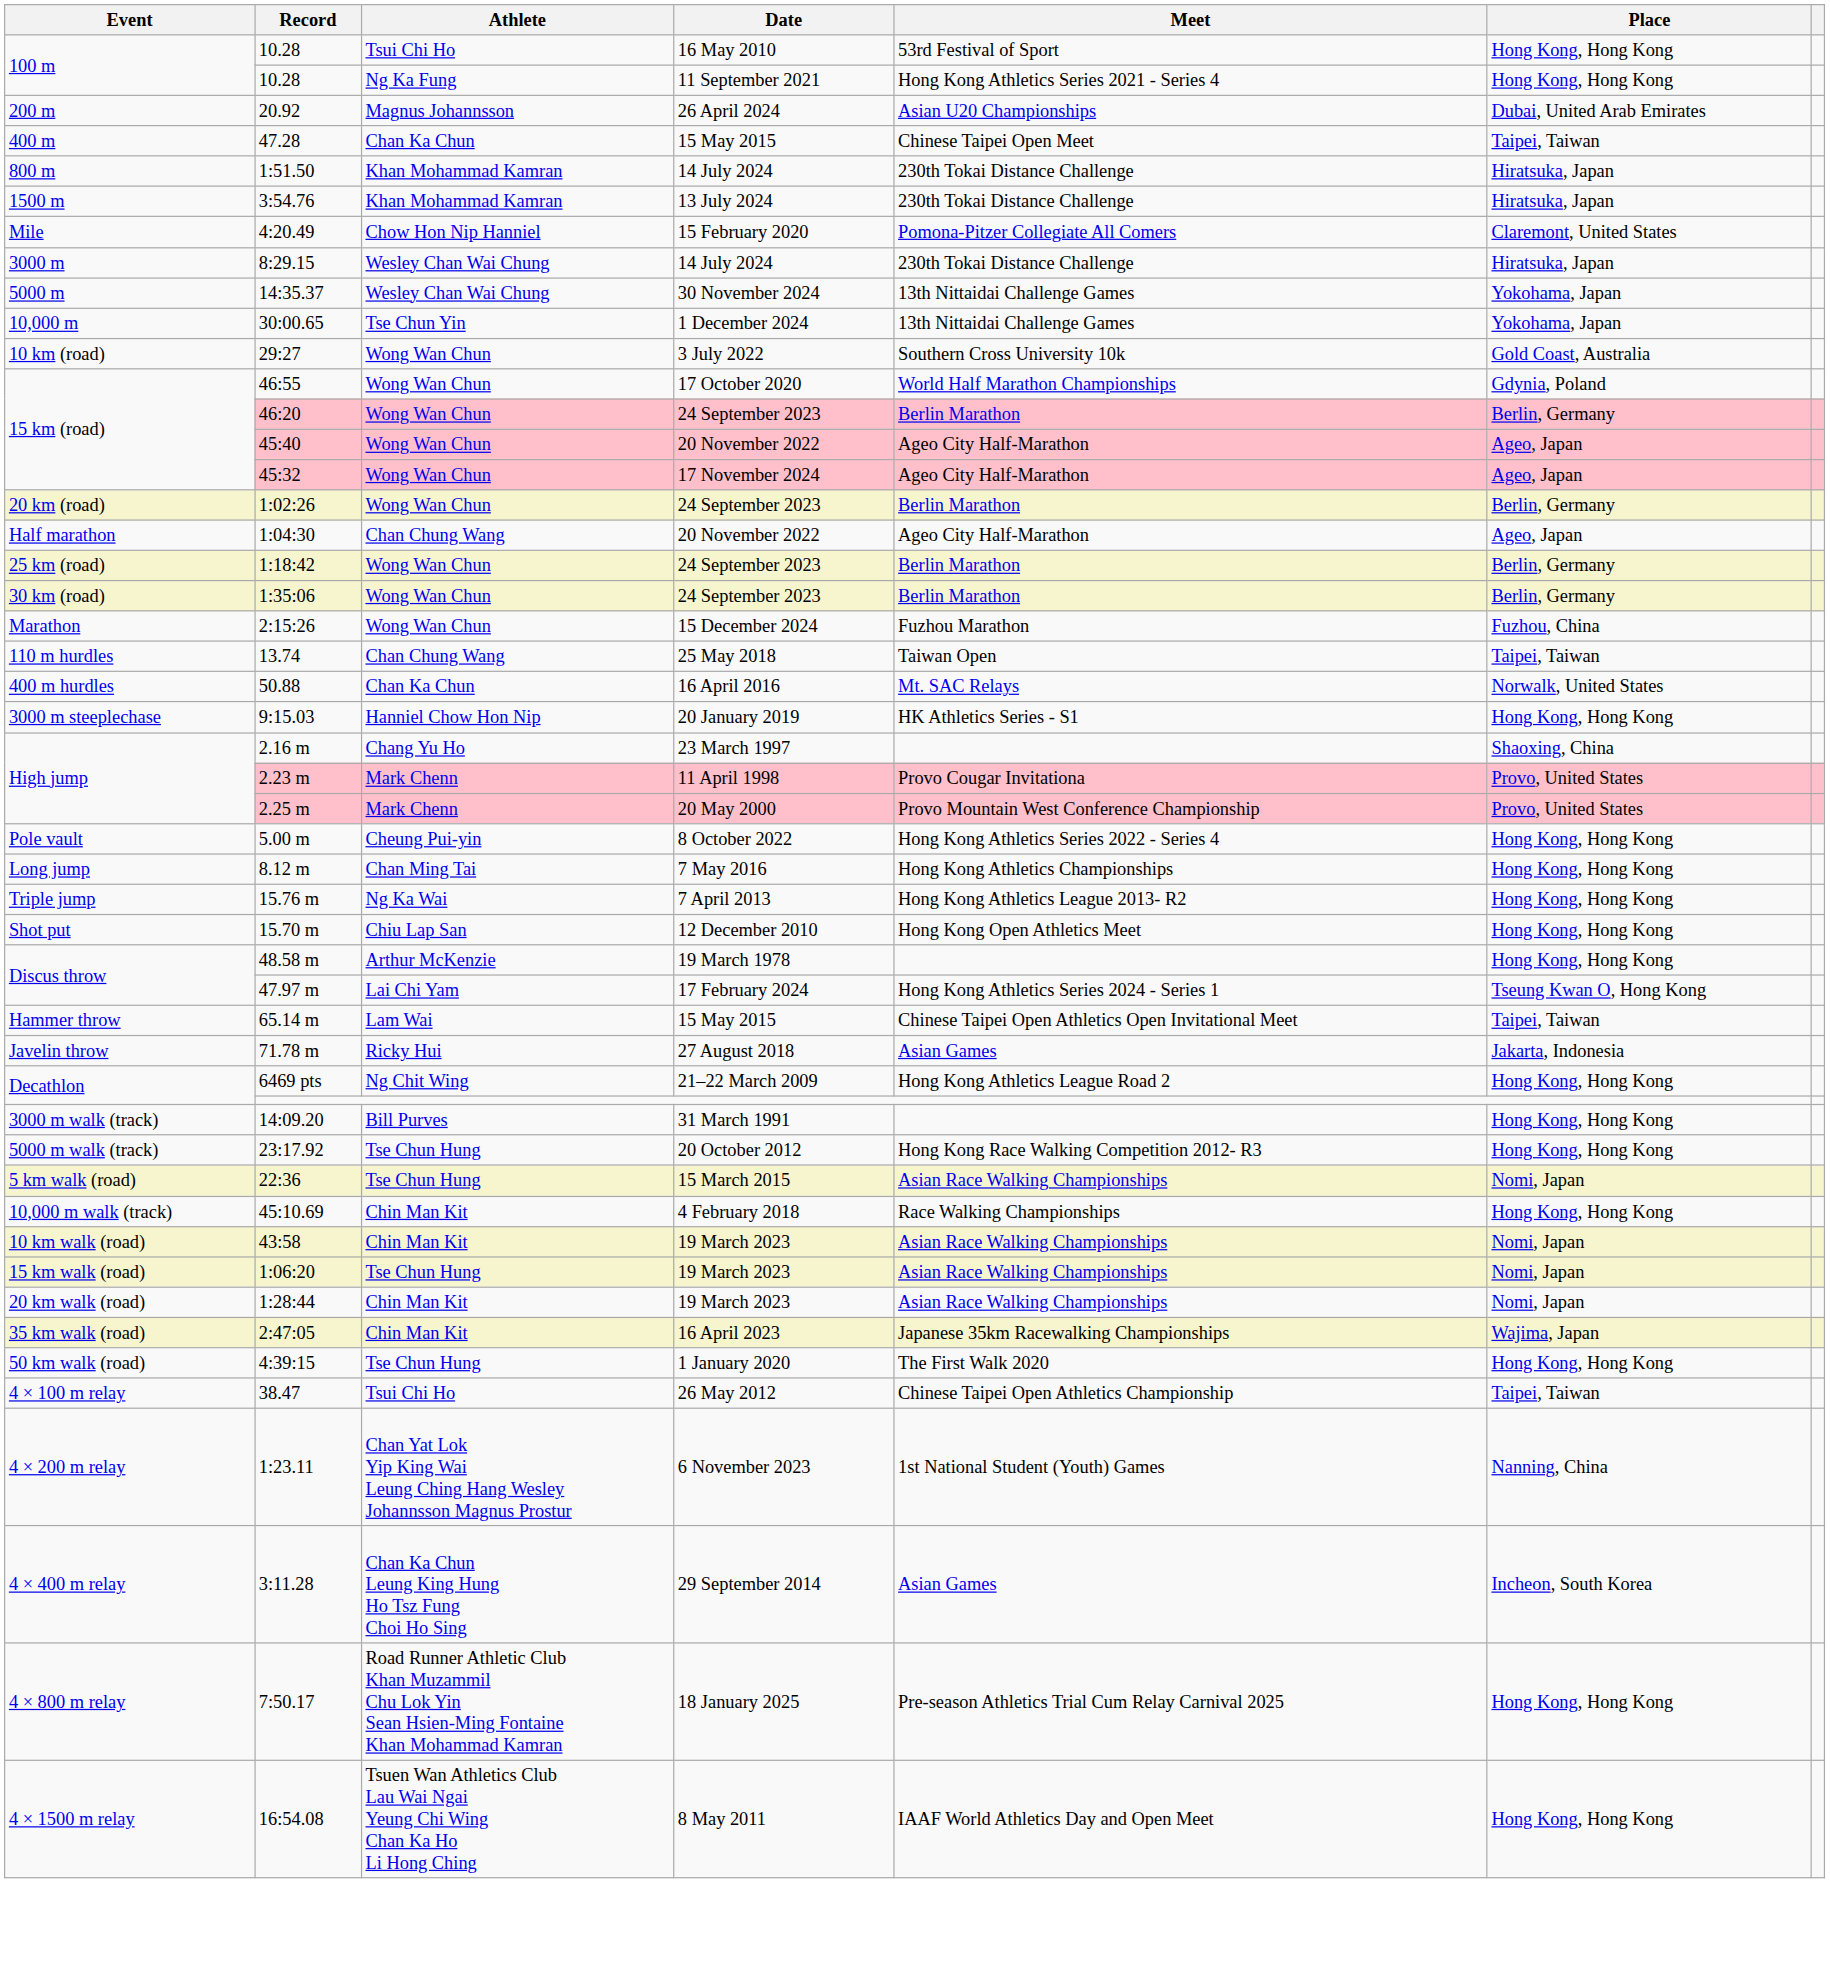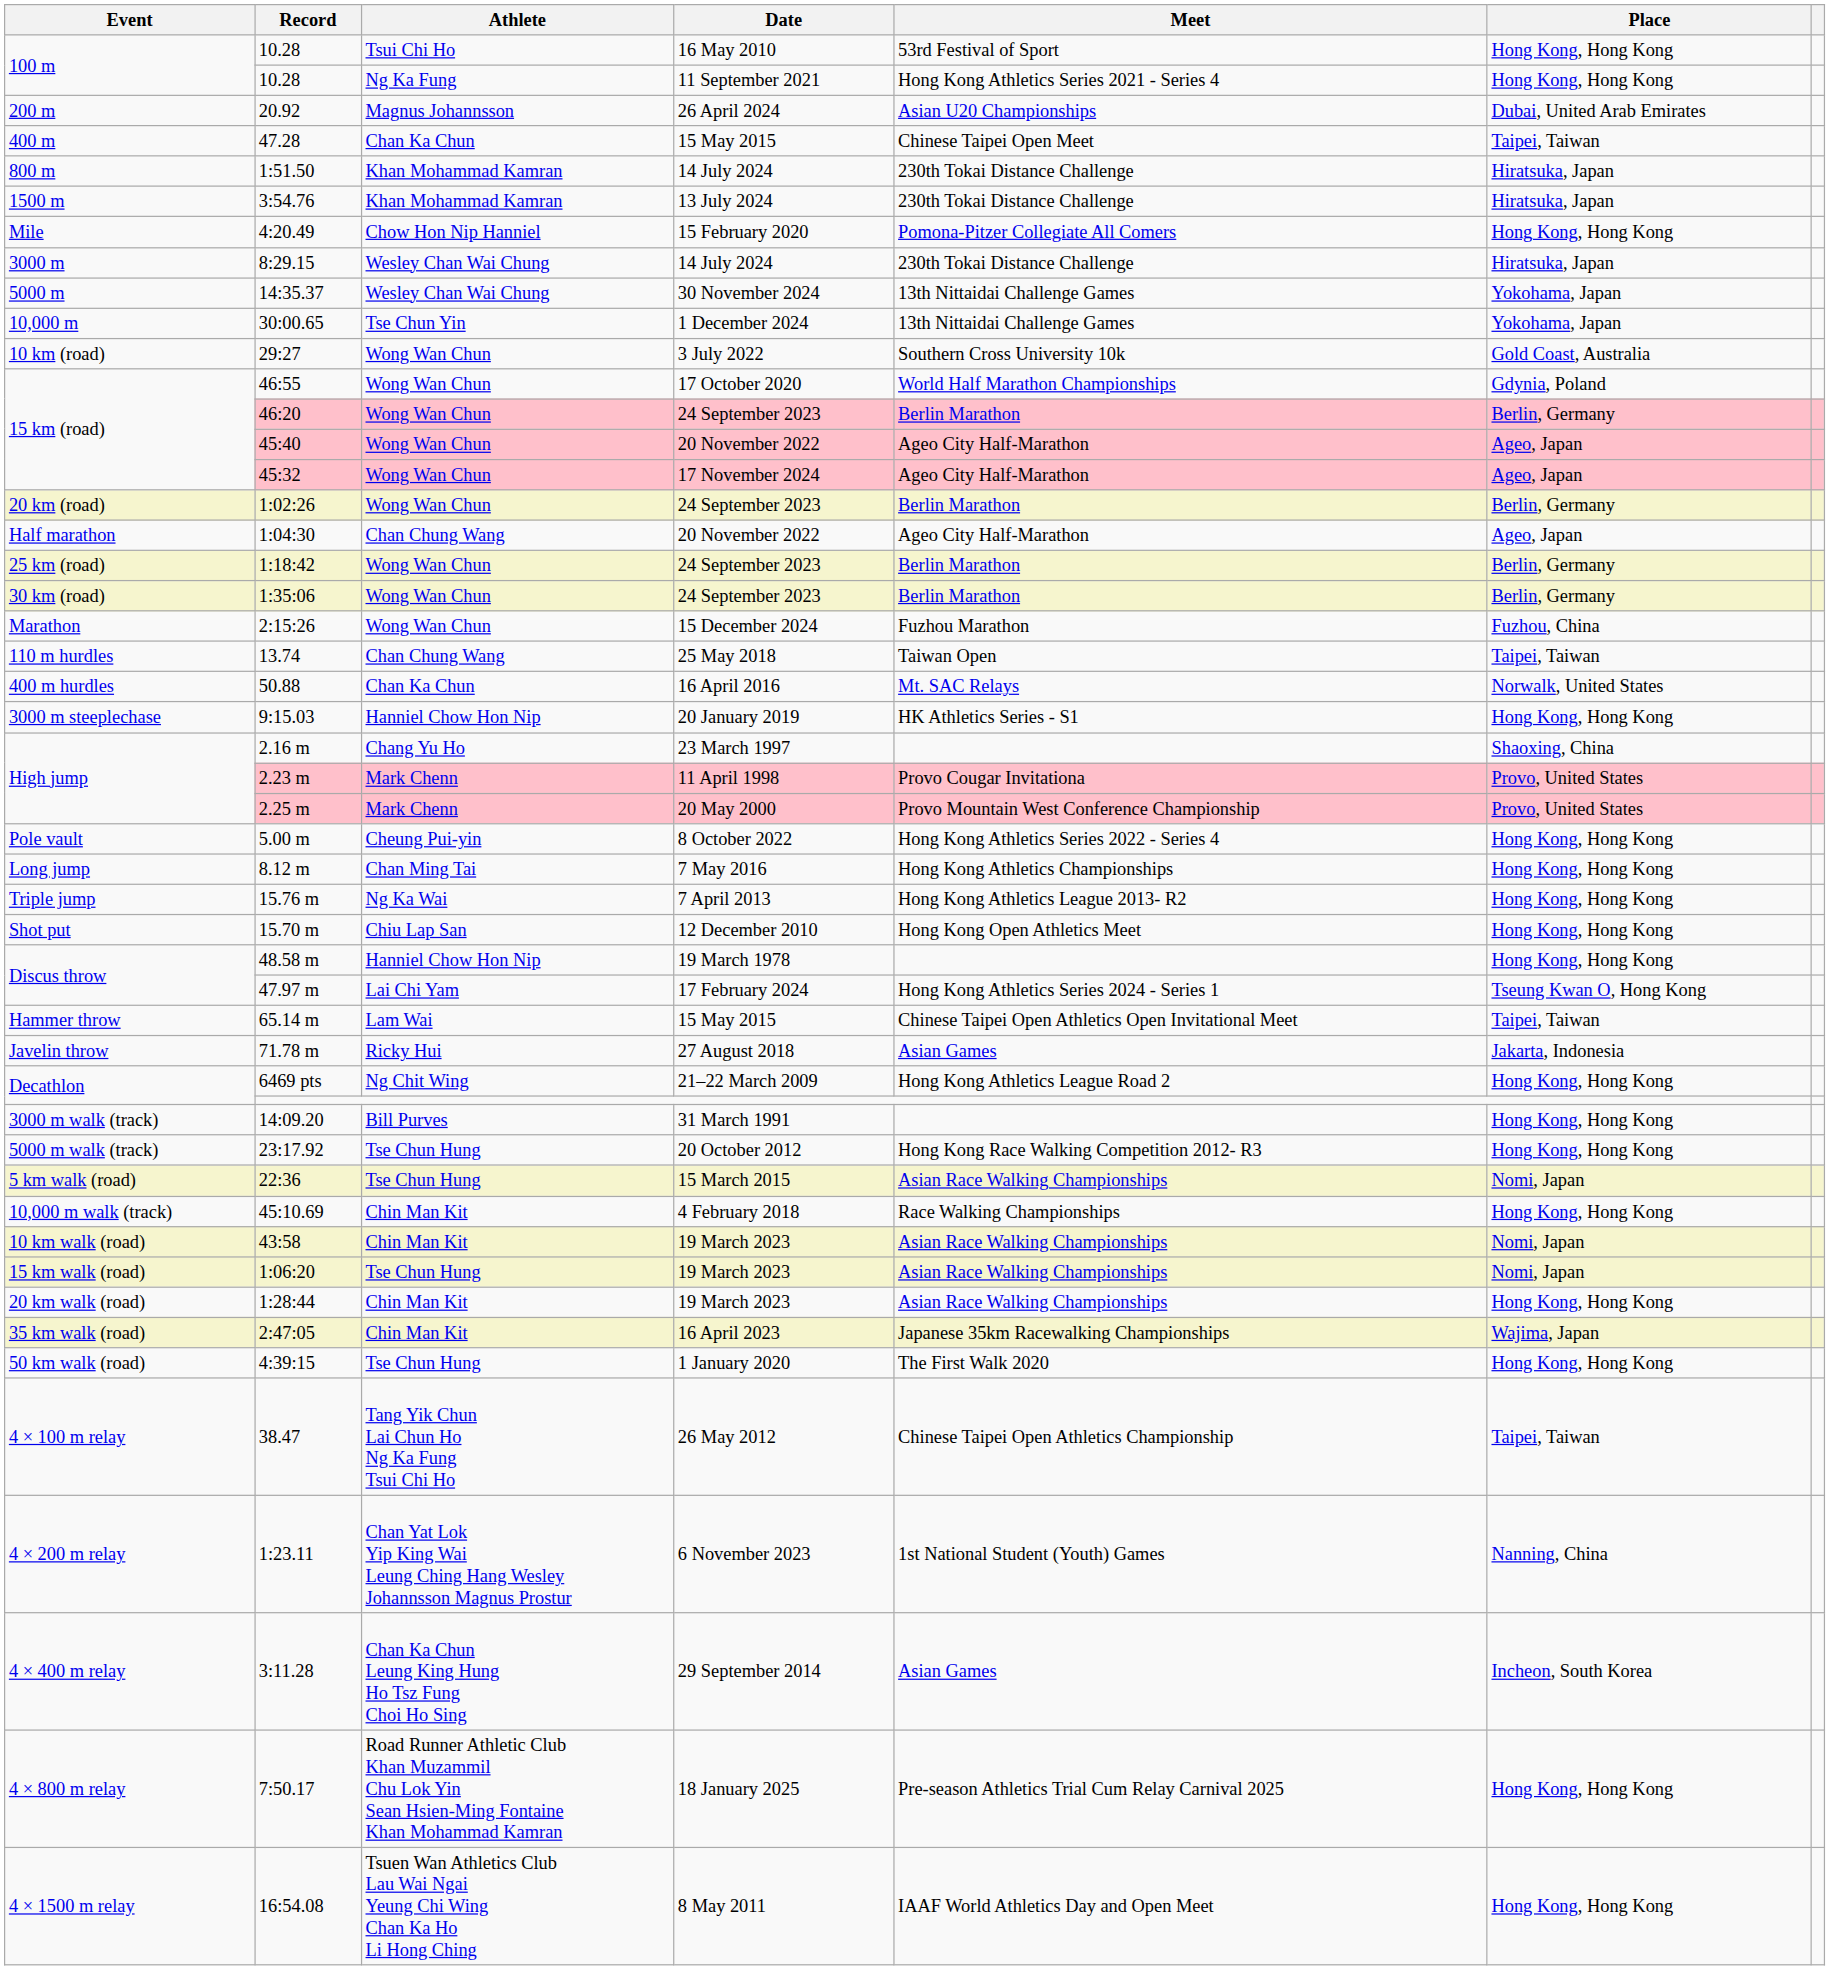(1584, 232) Claremont, United States -> (1582, 232) Hong Kong, Hong Kong
(431, 959) Arthur McKenzie -> (453, 959) Hanniel Chow Hon Nip
(1538, 1302) Nomi, Japan -> (1582, 1302) Hong Kong, Hong Kong
(410, 1393) Tsui Chi Ho -> (421, 1447) Tang Yik Chun Lai Chun Ho Ng Ka Fung Tsui Chi Ho
